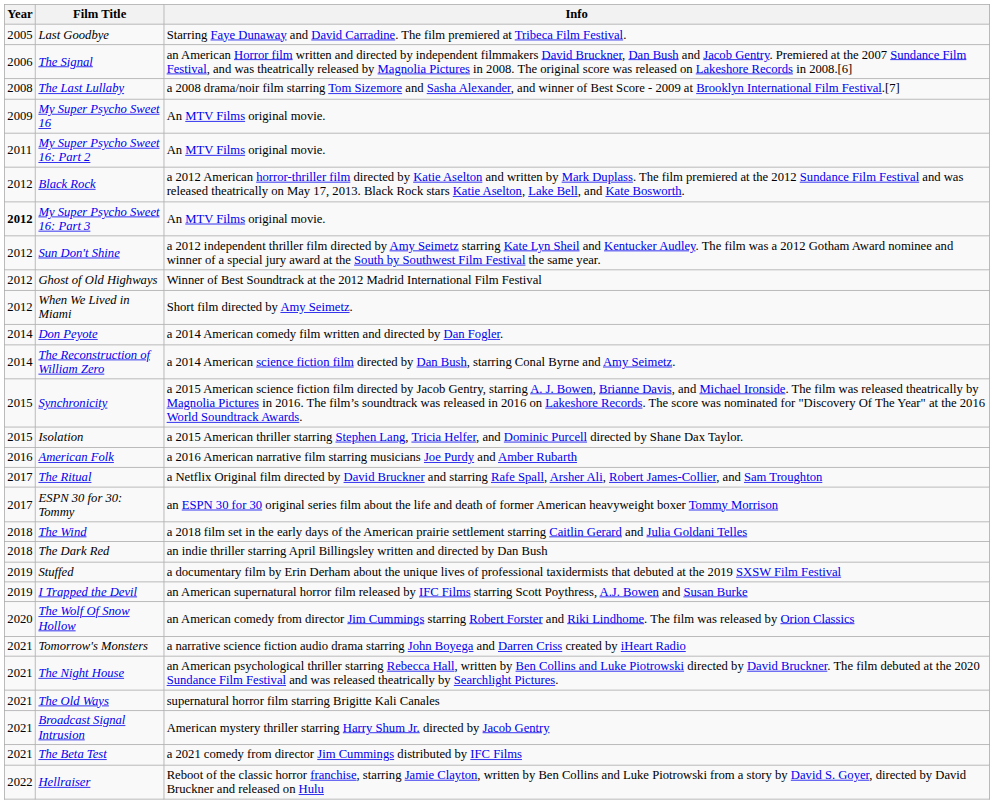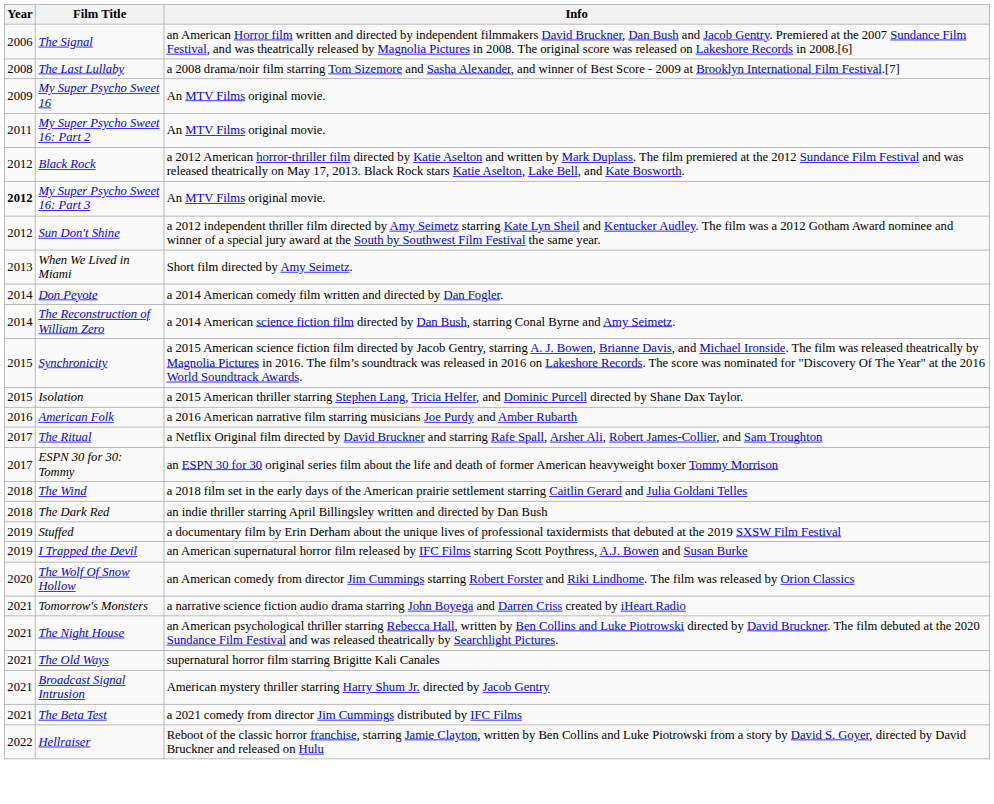- row: (74, 34)
- row: (98, 280)
(20, 307) 2012 -> (20, 267) 2013
